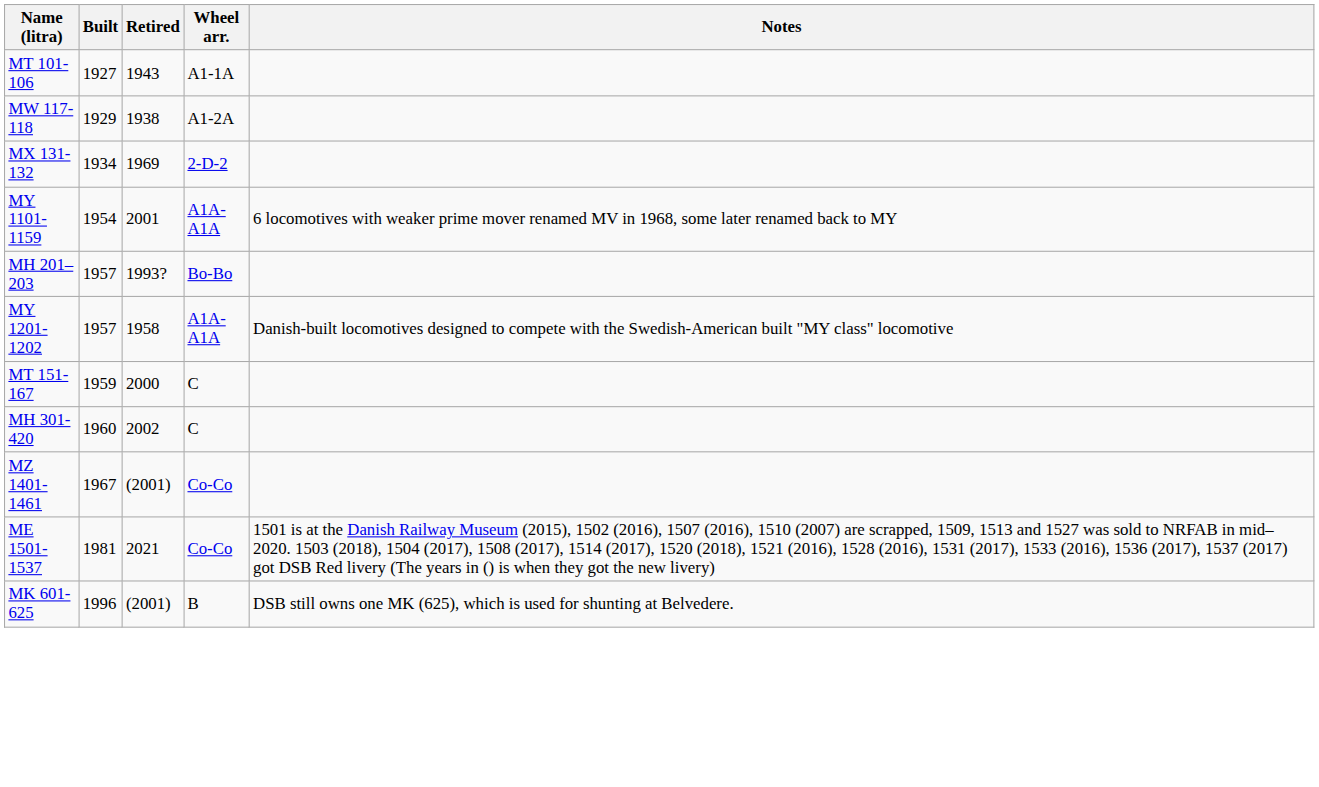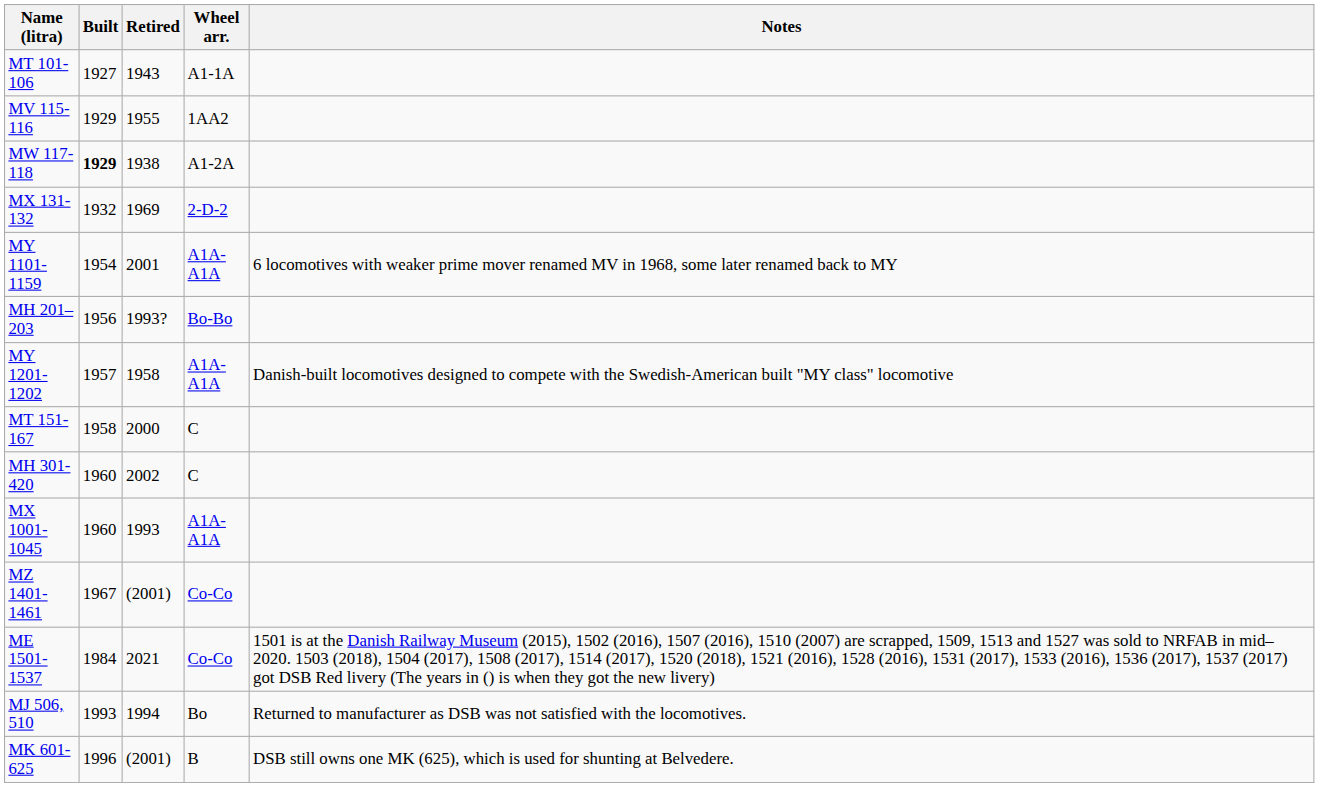+ row: (39, 118)
(99, 118) normal -> (100, 163) bold
(99, 163) 1934 -> (100, 209) 1932
(99, 273) 1957 -> (100, 319) 1956
(99, 383) 1959 -> (100, 429) 1958
+ row: (28, 529)
(99, 548) 1981 -> (100, 658) 1984
+ row: (36, 713)
